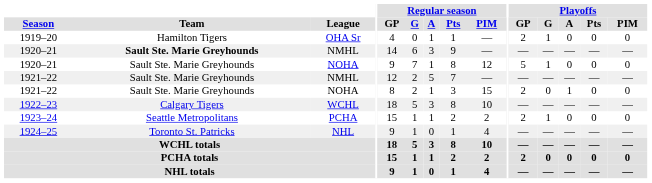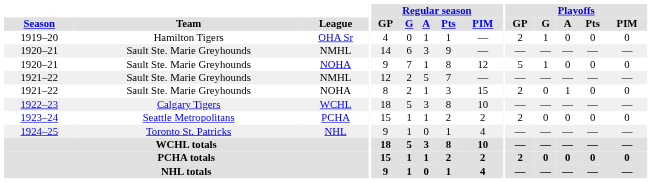(192, 51) bold -> (189, 51) normal
(548, 118) 1 -> (546, 118) 0
